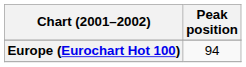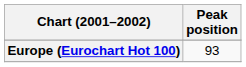(212, 51) 94 -> (212, 51) 93
